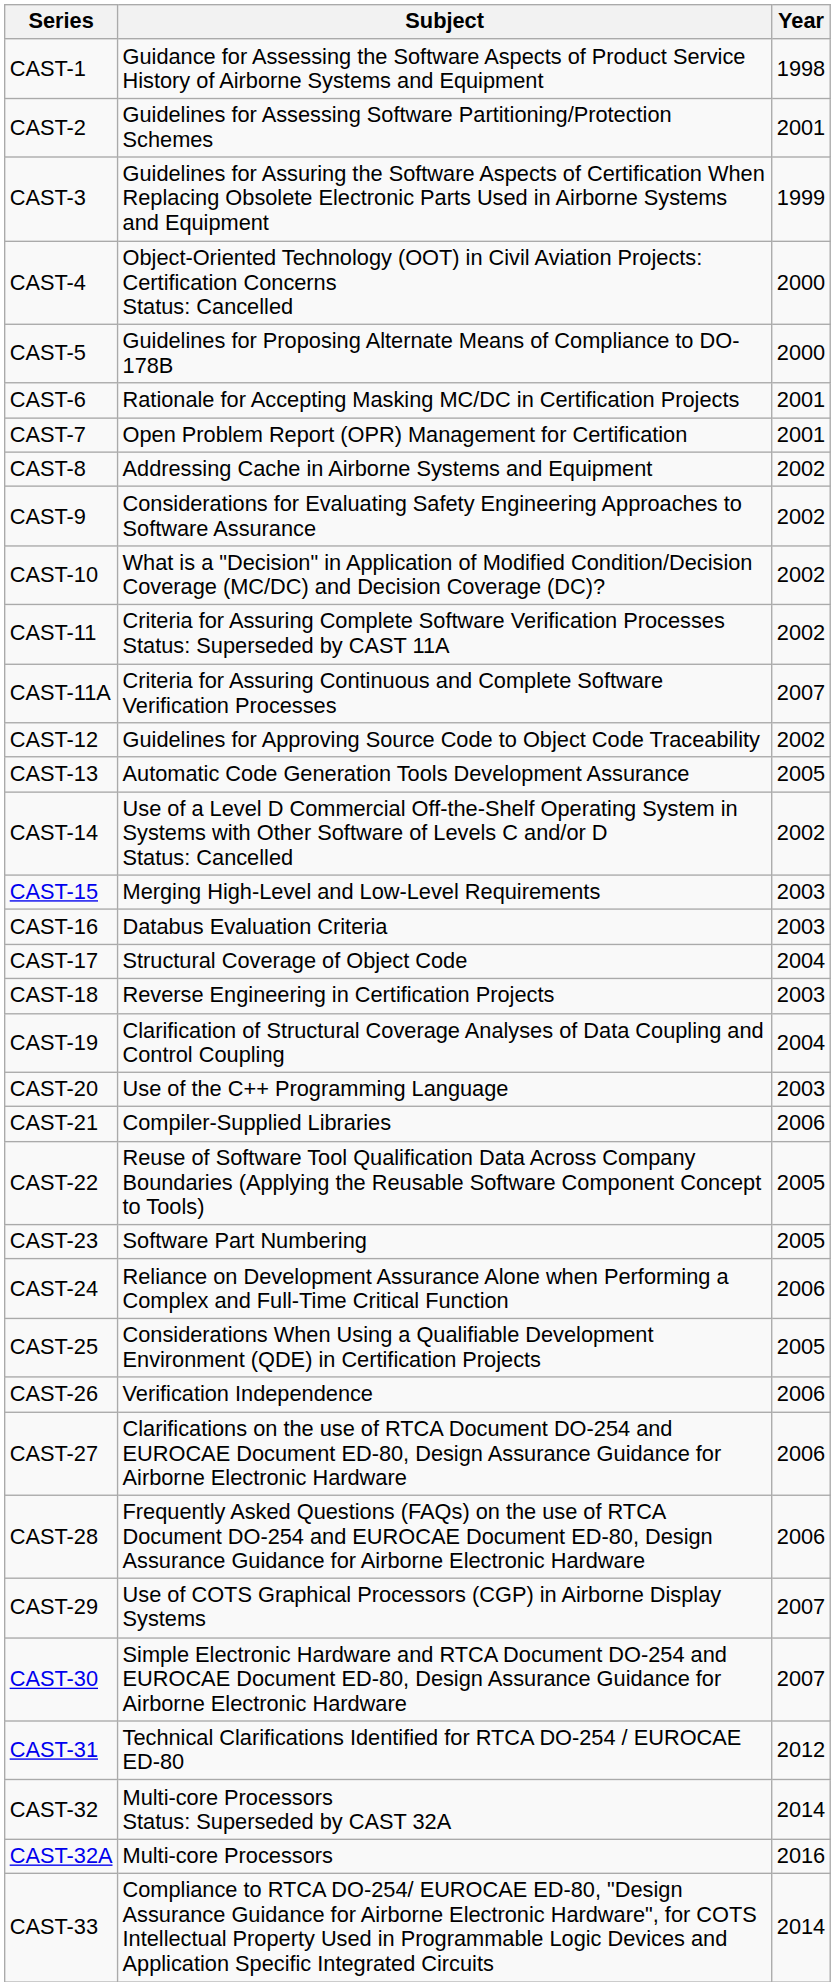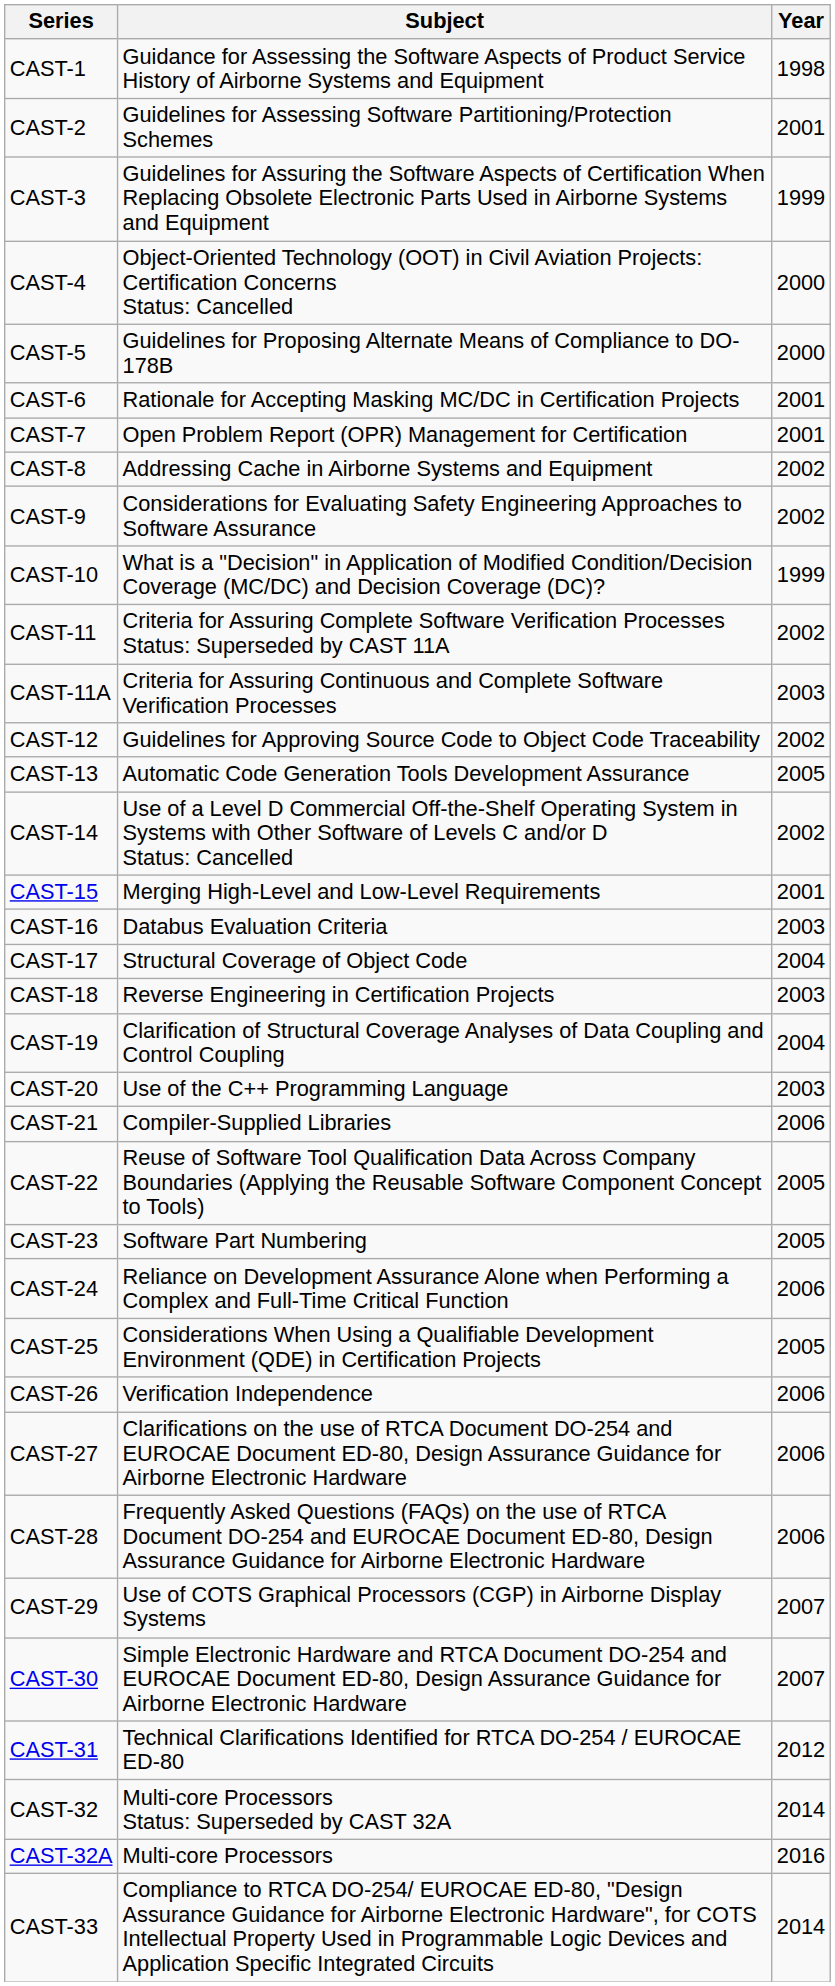(801, 574) 2002 -> (801, 574) 1999
(801, 692) 2007 -> (801, 692) 2003
(801, 892) 2003 -> (801, 892) 2001
